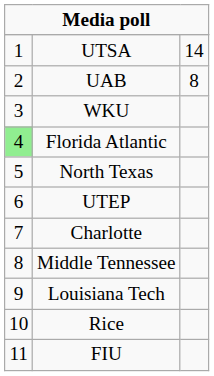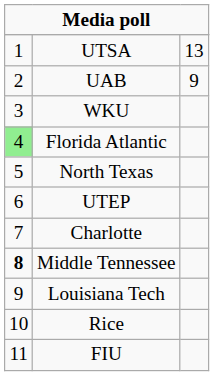(194, 50) 14 -> (194, 50) 13
(194, 80) 8 -> (194, 80) 9
(19, 263) normal -> (19, 263) bold
